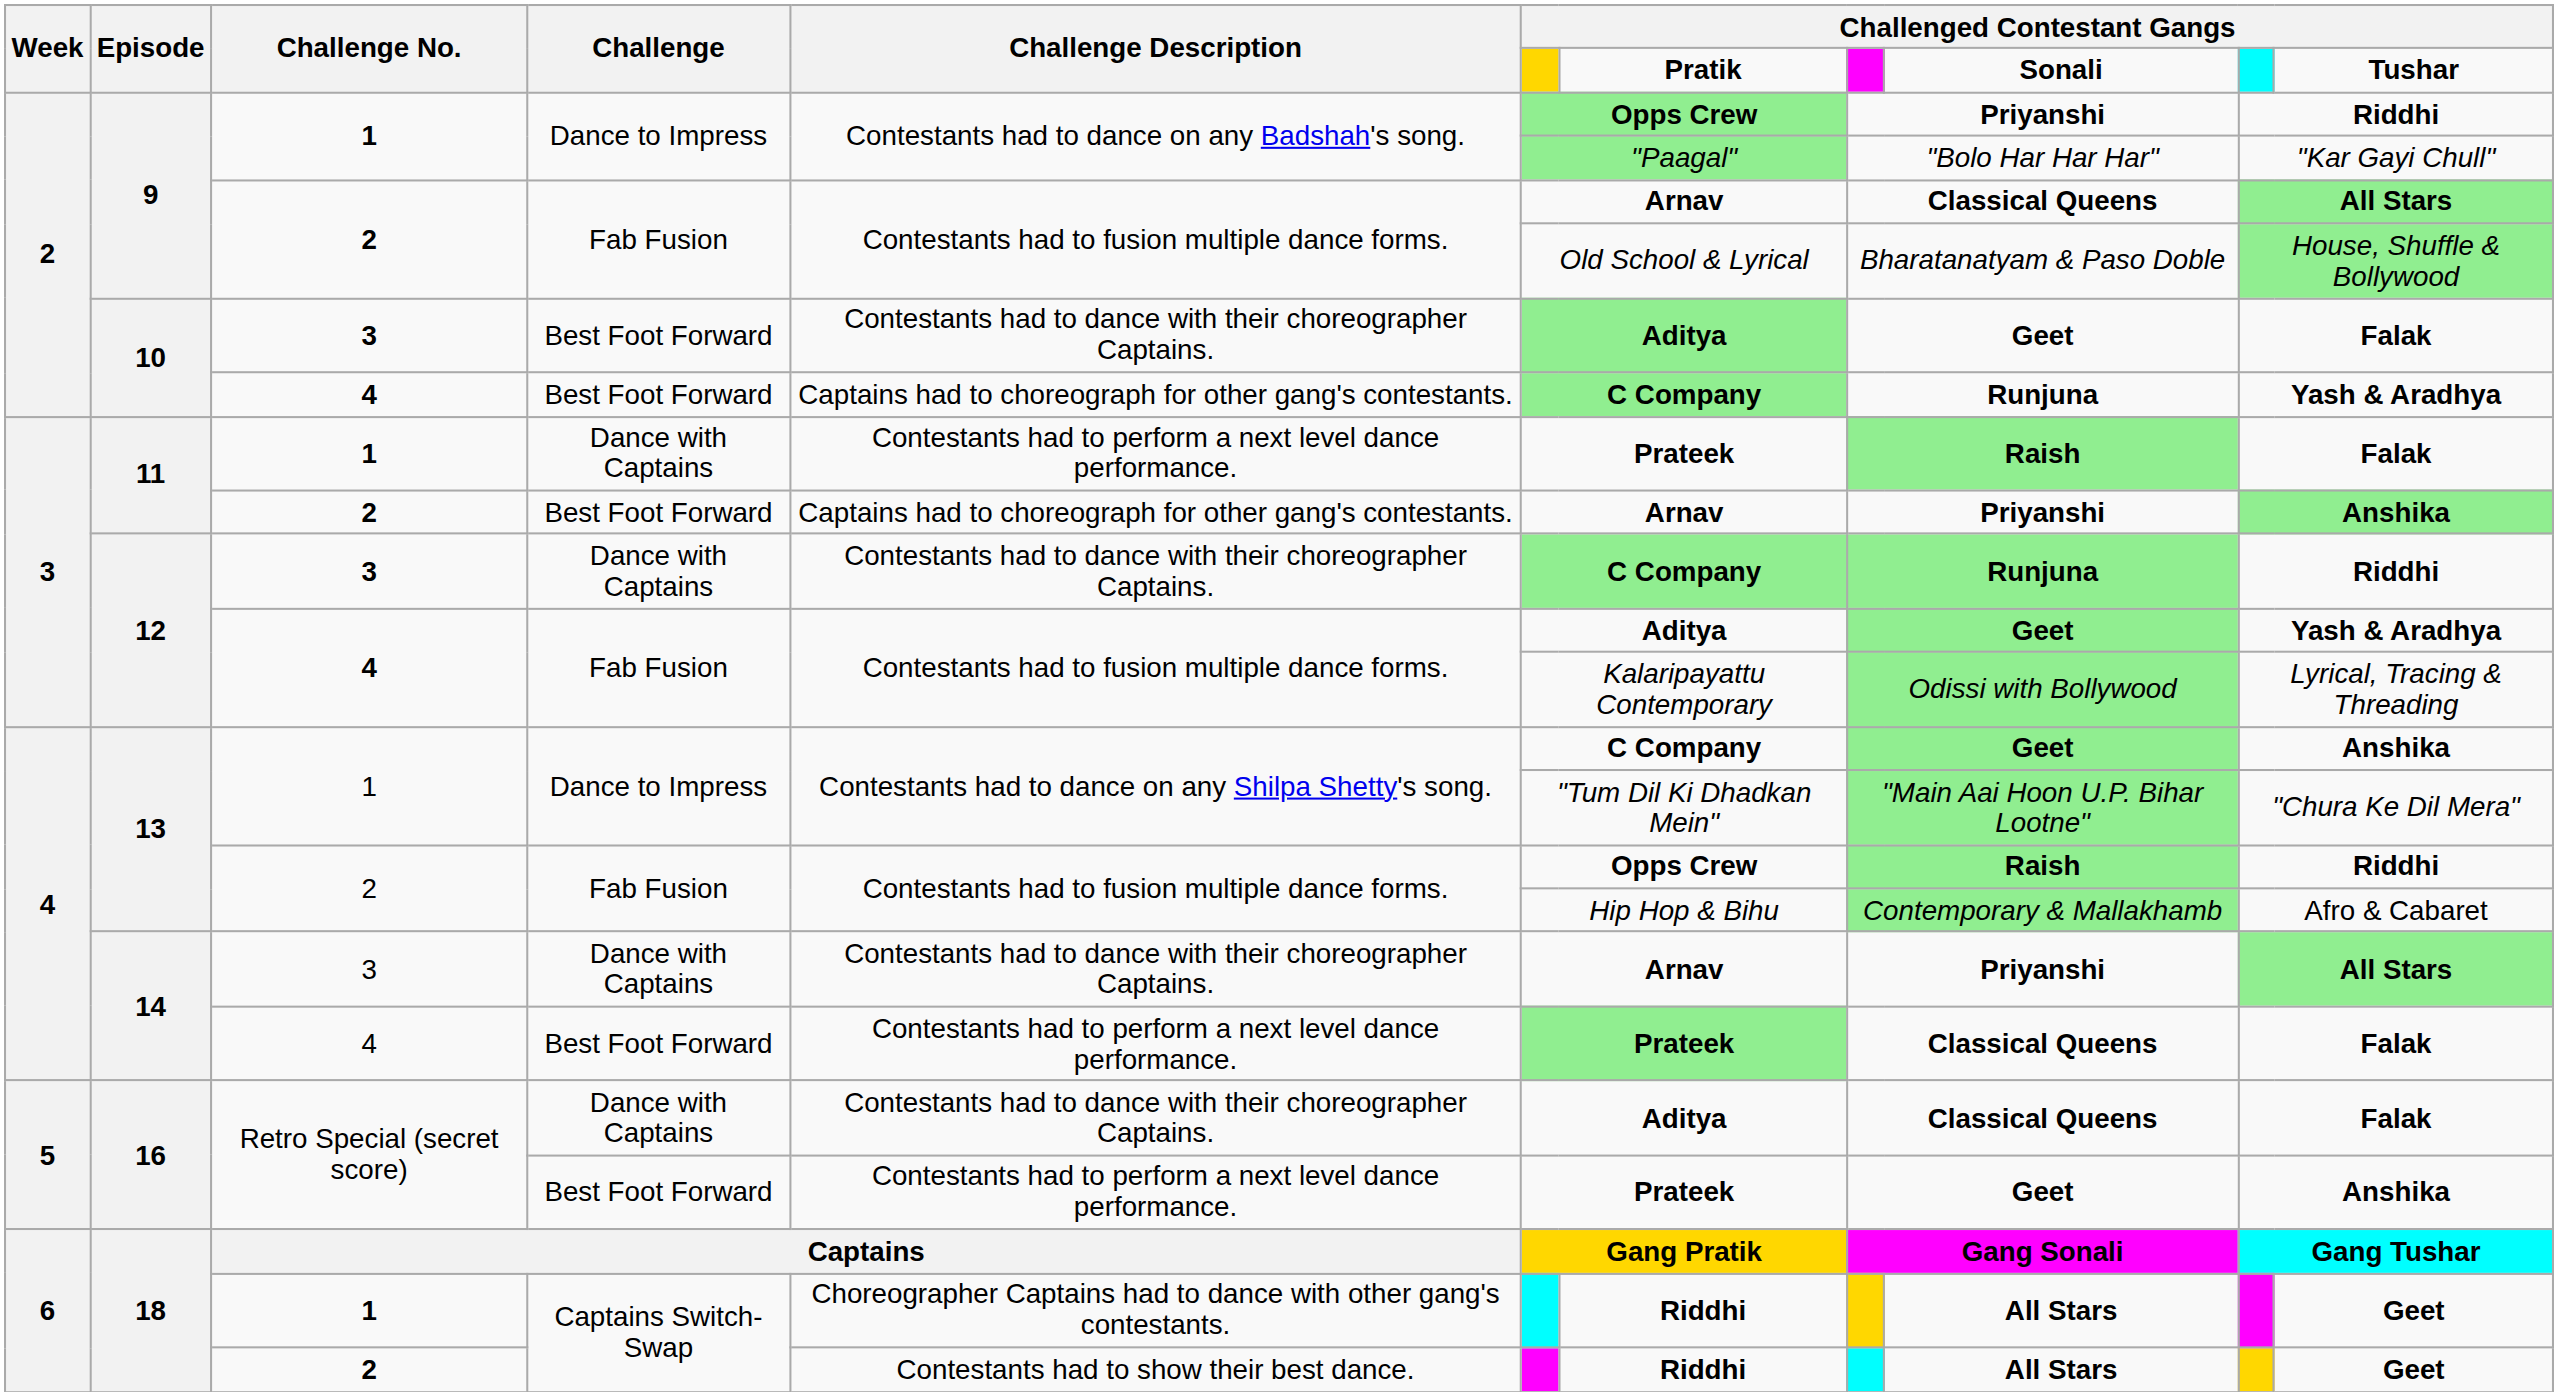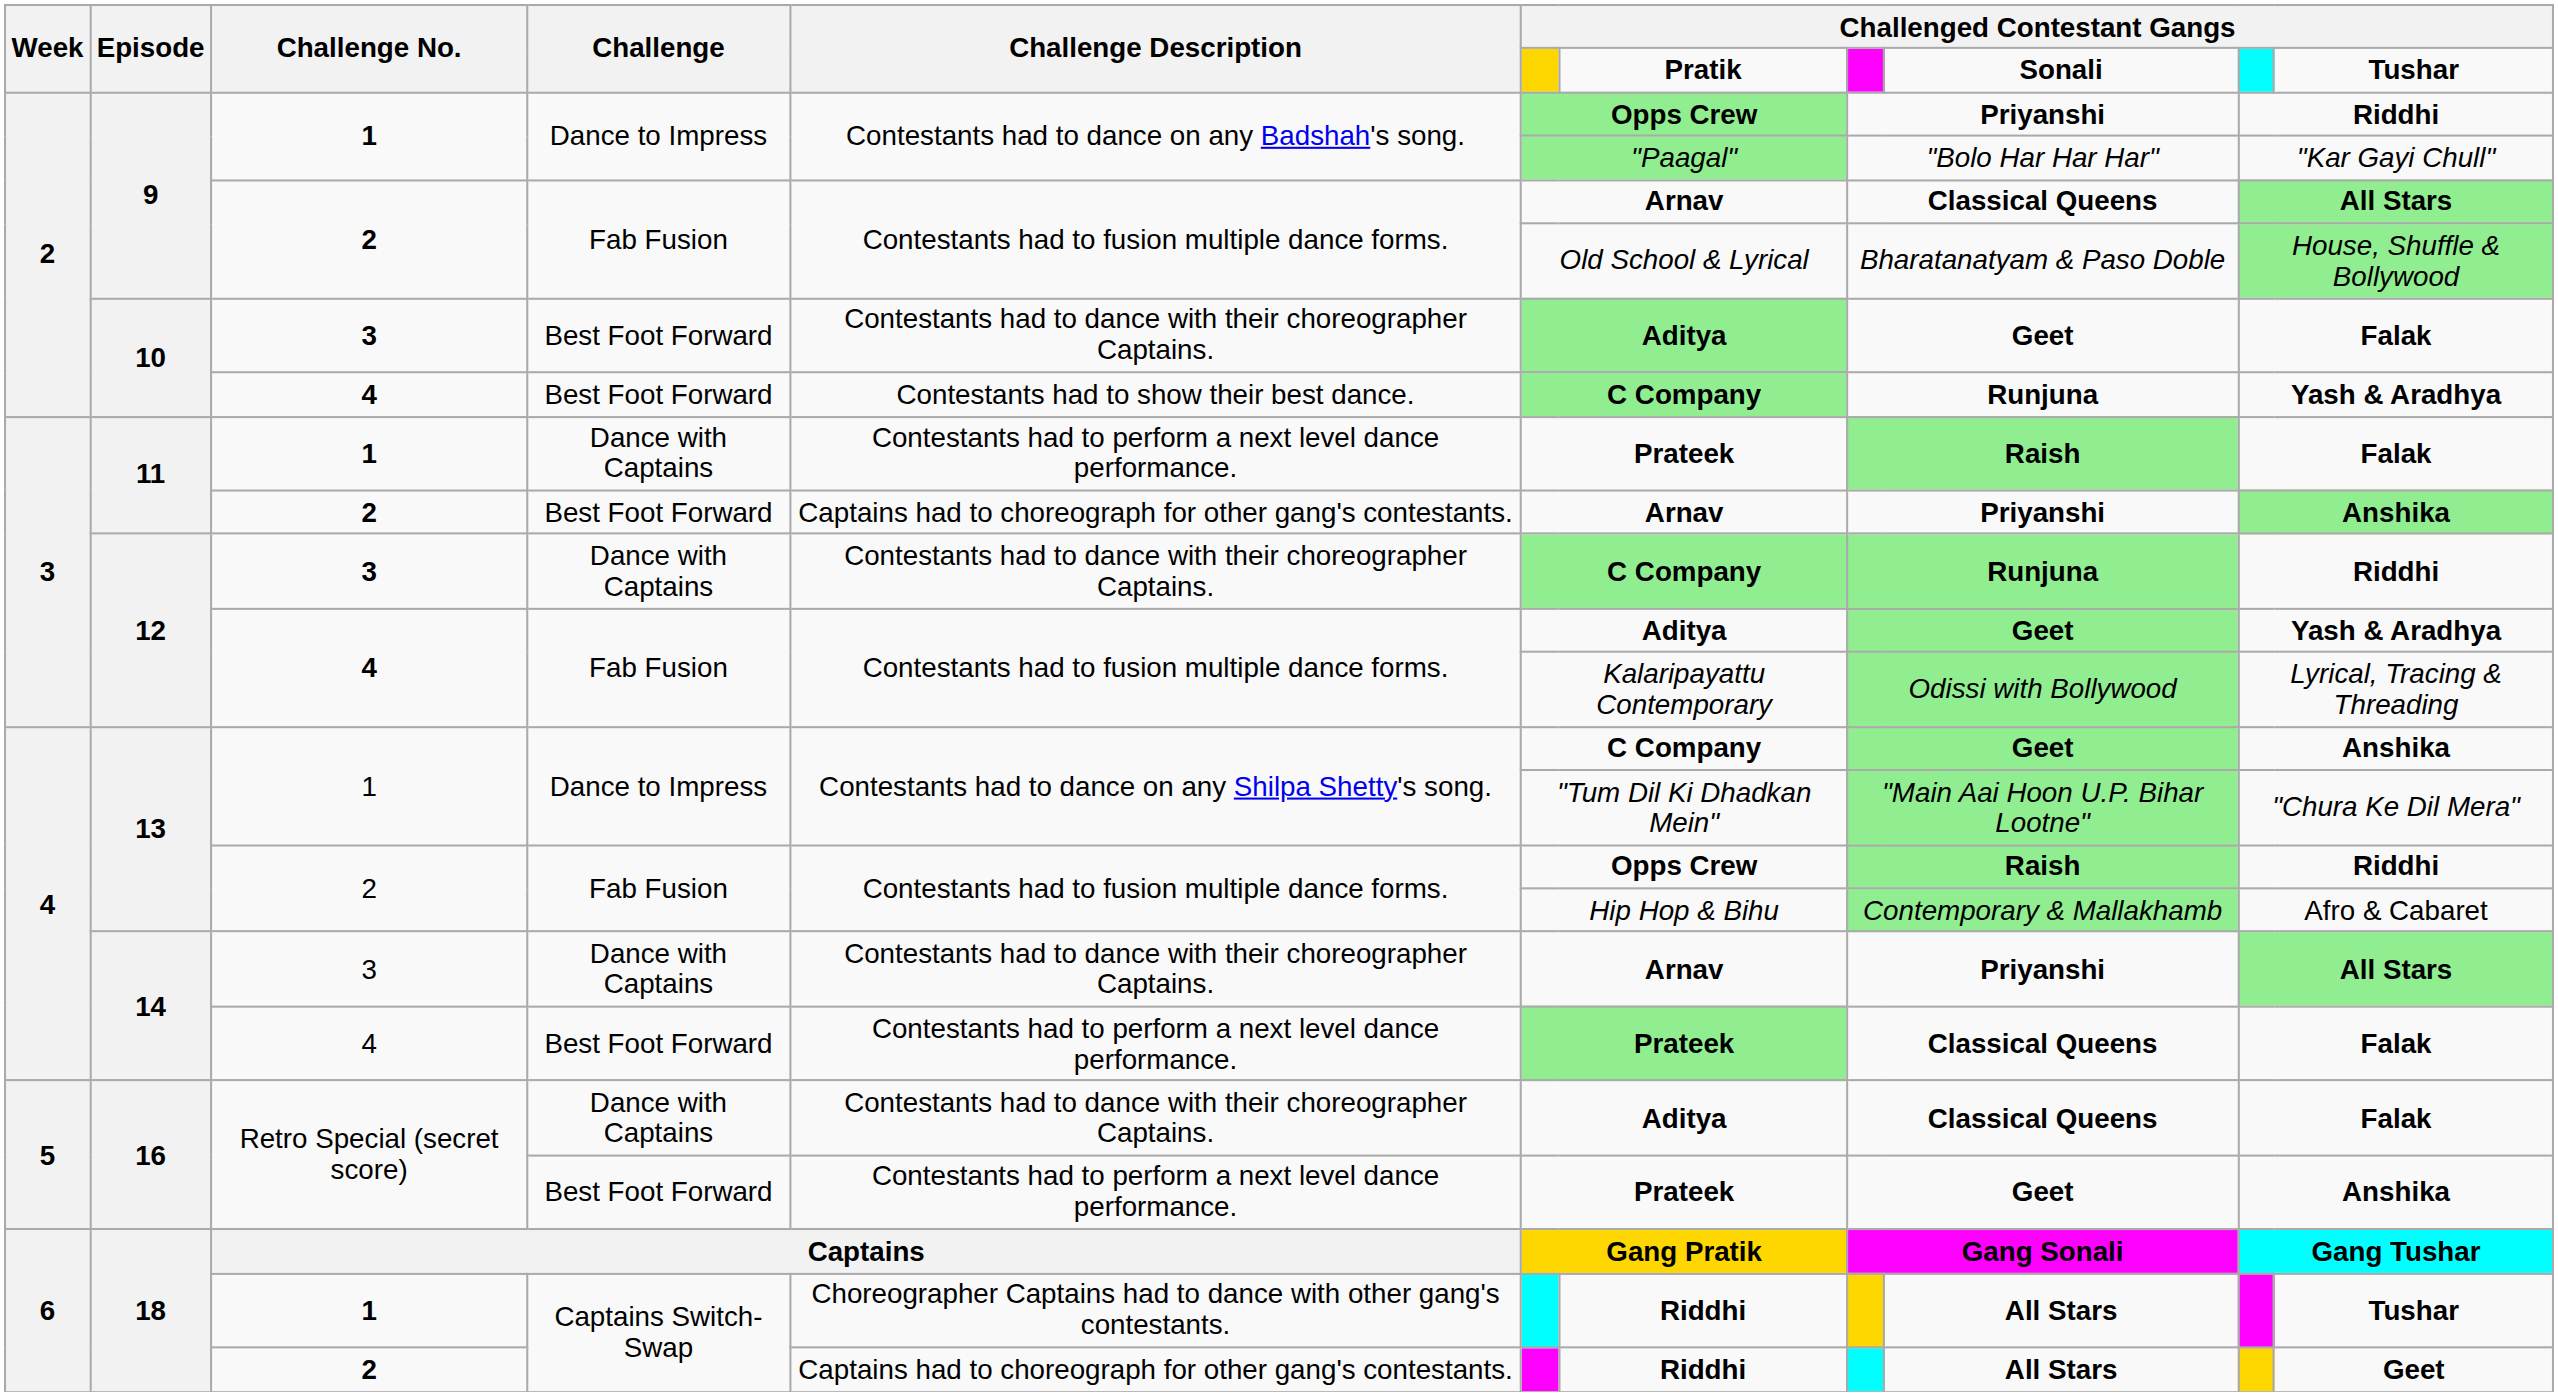(1156, 394) Captains had to choreograph for other gang's contestants. -> (1156, 394) Contestants had to show their best dance.
(2414, 1310) Geet -> (2414, 1310) Tushar
(1156, 1369) Contestants had to show their best dance. -> (1156, 1369) Captains had to choreograph for other gang's contestants.
